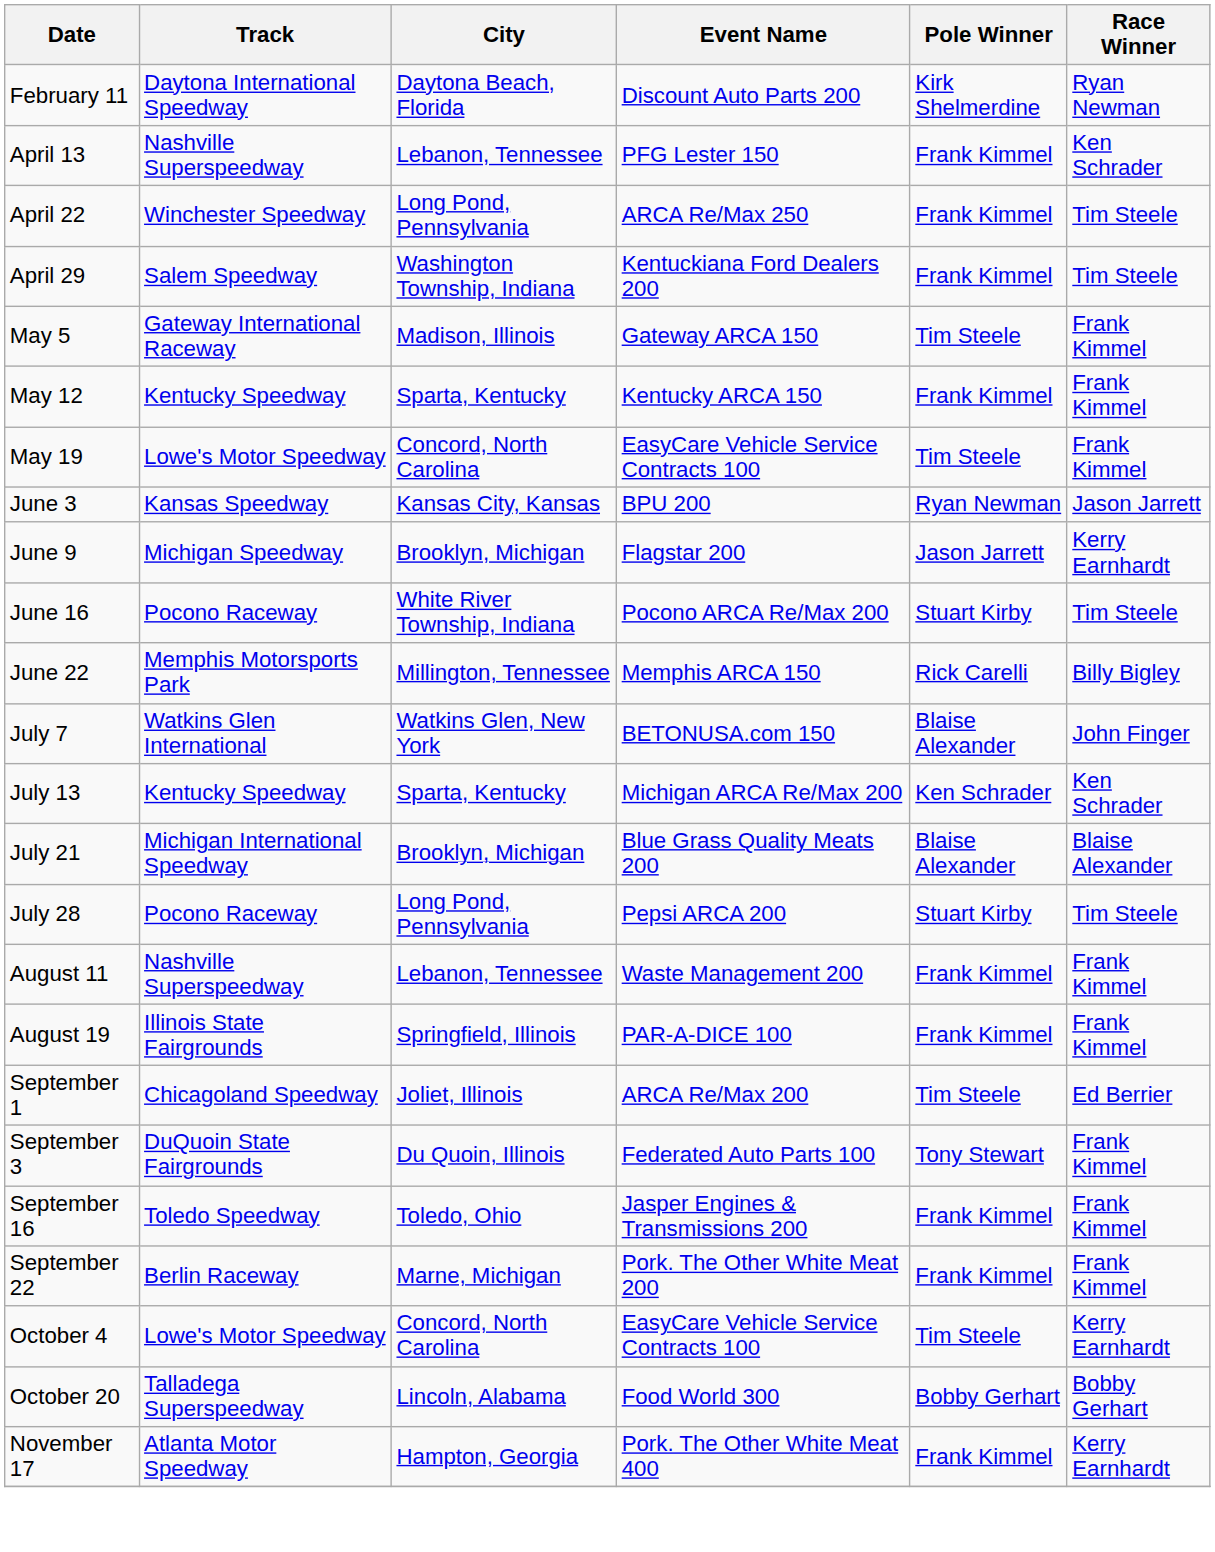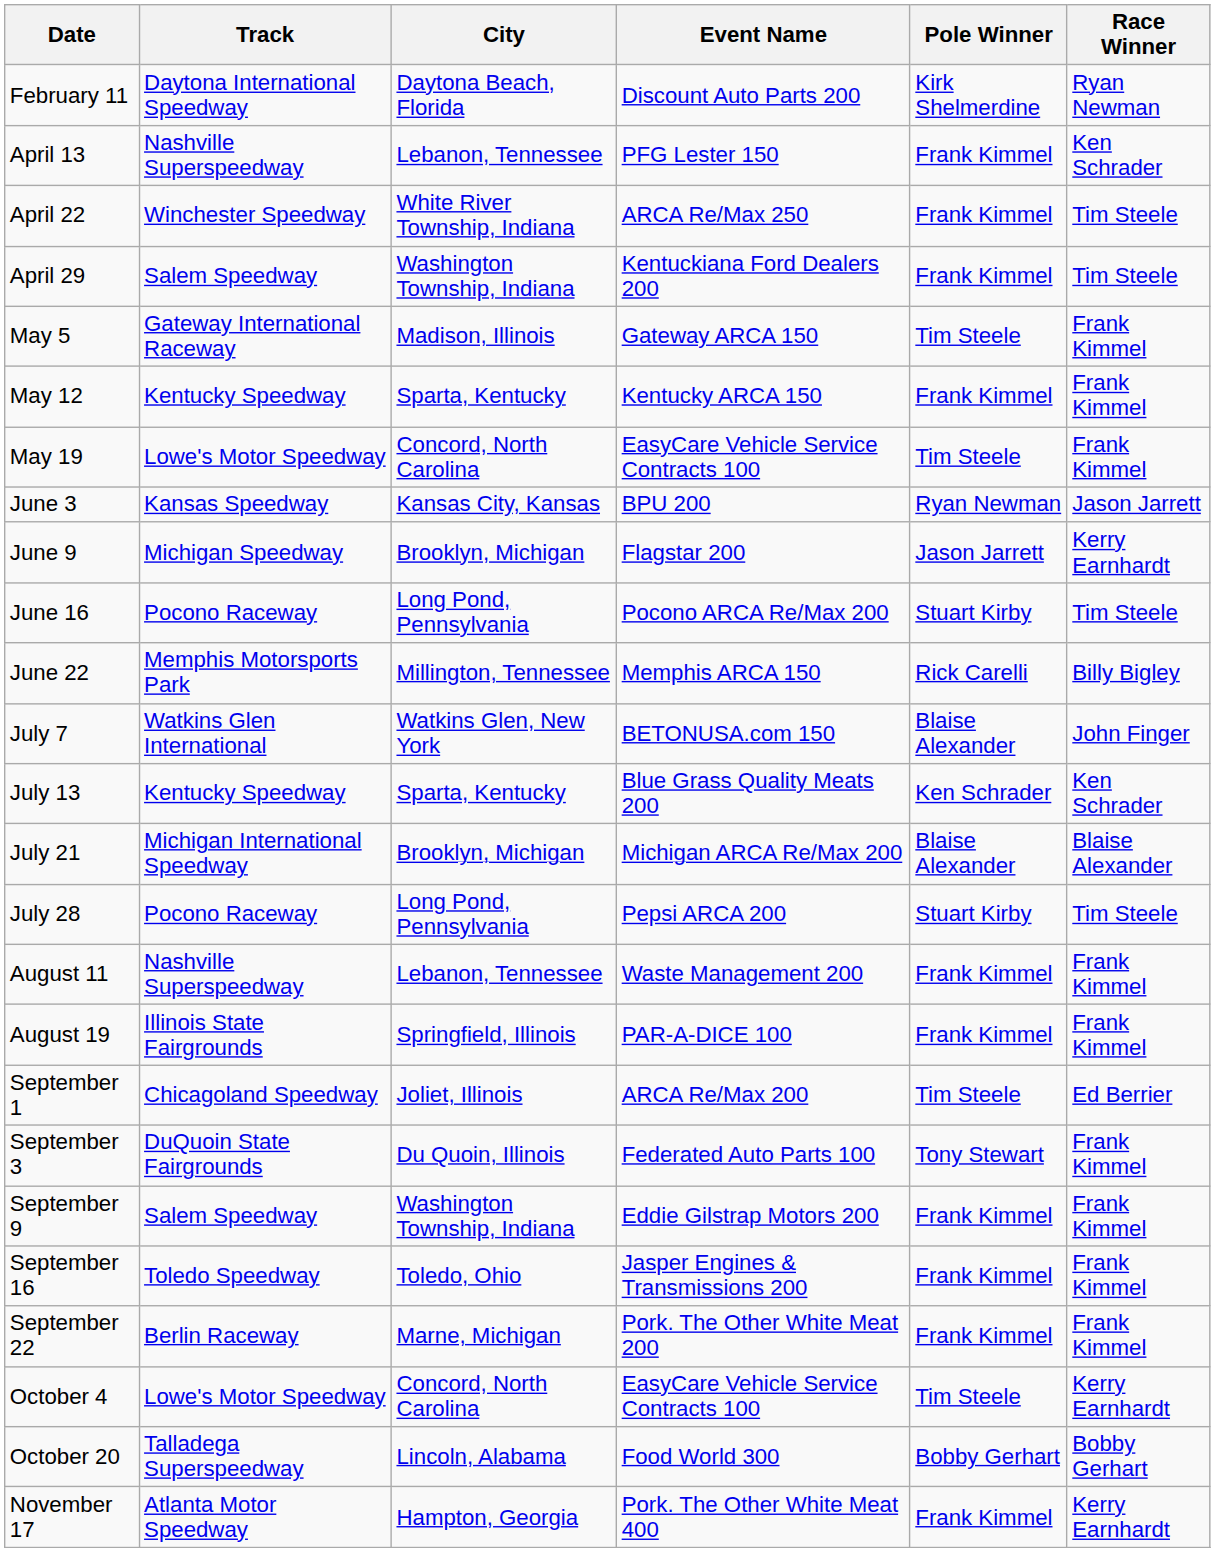(463, 215) Long Pond, Pennsylvania -> (485, 215) White River Township, Indiana
(485, 612) White River Township, Indiana -> (463, 612) Long Pond, Pennsylvania
(762, 793) Michigan ARCA Re/Max 200 -> (748, 793) Blue Grass Quality Meats 200
(748, 853) Blue Grass Quality Meats 200 -> (762, 853) Michigan ARCA Re/Max 200
+ row: (64, 1215)
